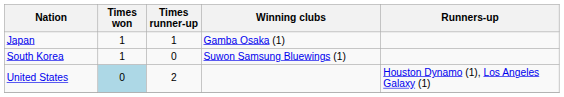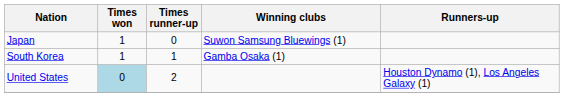(174, 40) 1 -> (174, 40) 0
(244, 40) Gamba Osaka (1) -> (275, 40) Suwon Samsung Bluewings (1)
(174, 56) 0 -> (174, 56) 1
(275, 56) Suwon Samsung Bluewings (1) -> (244, 56) Gamba Osaka (1)
